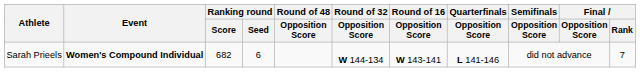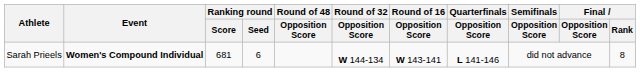(224, 55) 682 -> (224, 55) 681
(622, 55) 7 -> (622, 55) 8
